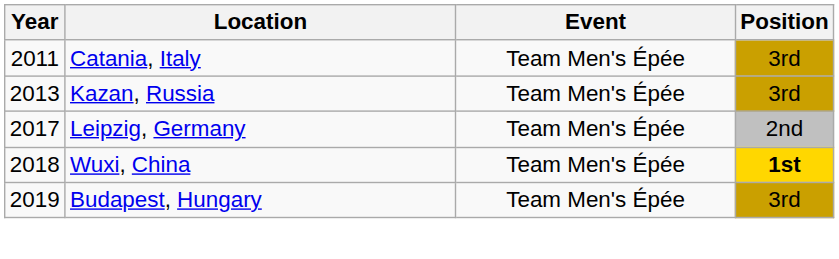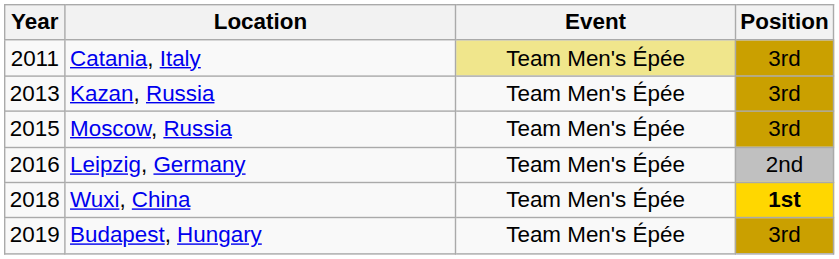(596, 57) no background -> (596, 57) khaki background
+ row: (151, 128)
(35, 128) 2017 -> (35, 164) 2016
